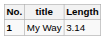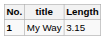(76, 27) 3.14 -> (76, 27) 3.15
